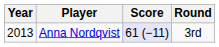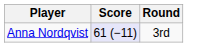- column: (20, 13)
